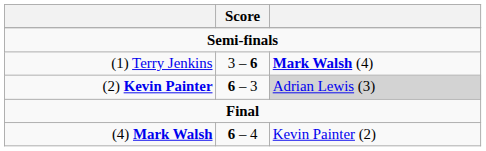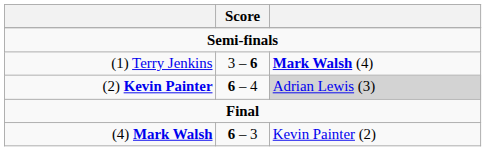(243, 87) 6 – 3 -> (243, 87) 6 – 4
(243, 134) 6 – 4 -> (243, 134) 6 – 3
